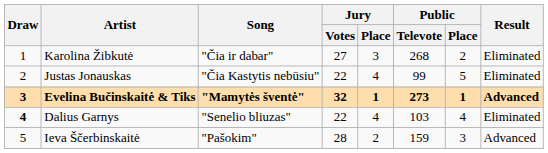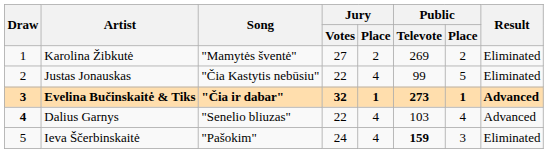(237, 55) "Čia ir dabar" -> (249, 55) "Mamytės šventė"
(376, 55) 3 -> (376, 55) 2
(419, 55) 268 -> (419, 55) 269
(253, 96) "Mamytės šventė" -> (243, 96) "Čia ir dabar"
(512, 117) Eliminated -> (510, 117) Advanced
(340, 138) 28 -> (340, 138) 24
(376, 138) 2 -> (376, 138) 4
(419, 138) normal -> (419, 138) bold
(510, 138) Advanced -> (512, 138) Eliminated
